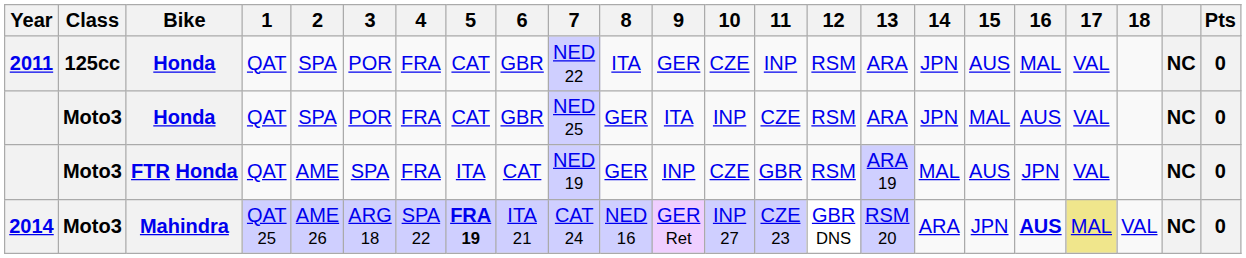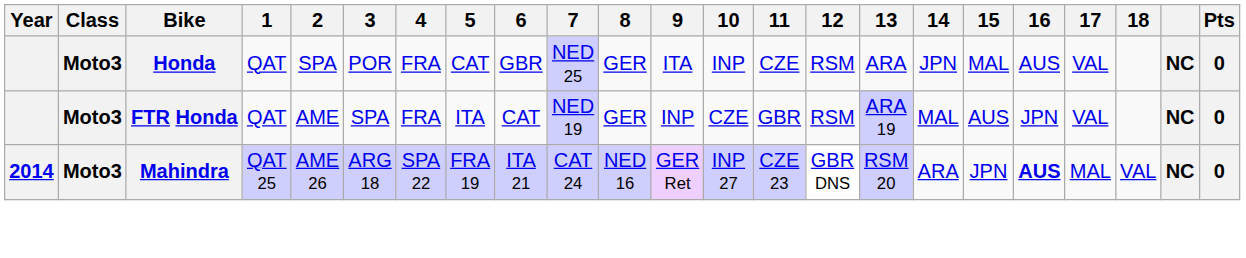- row: (31, 63)
(471, 225) bold -> (470, 171) normal
(1091, 225) khaki background -> (1090, 171) no background
